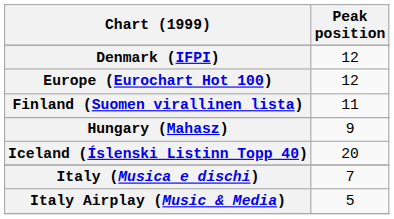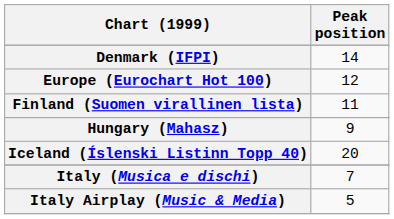(350, 57) 12 -> (350, 57) 14
